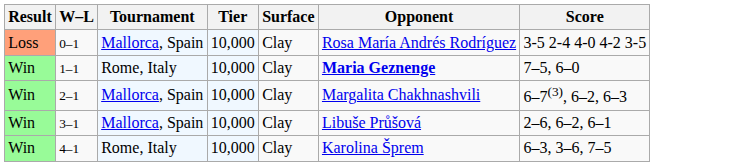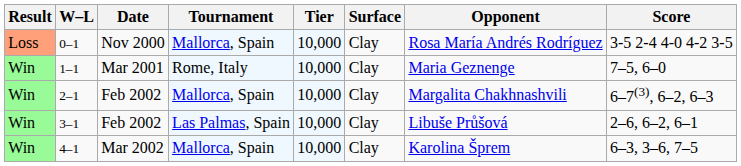+ column: (133, 17)
(379, 67) bold -> (462, 67) normal
(152, 123) Mallorca, Spain -> (231, 123) Las Palmas, Spain
(139, 148) Rome, Italy -> (223, 148) Mallorca, Spain
